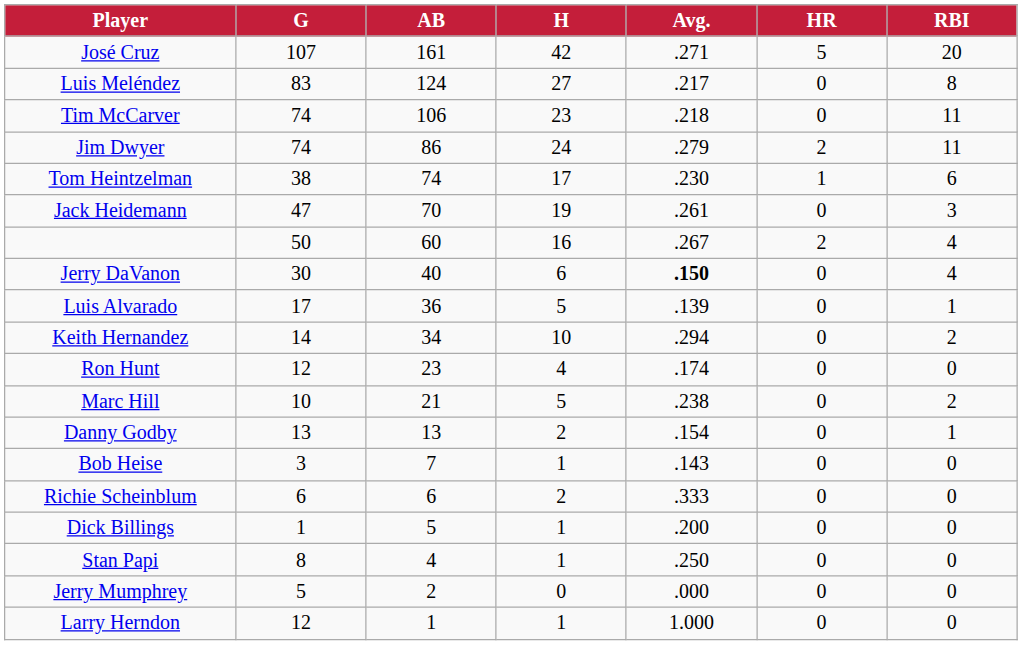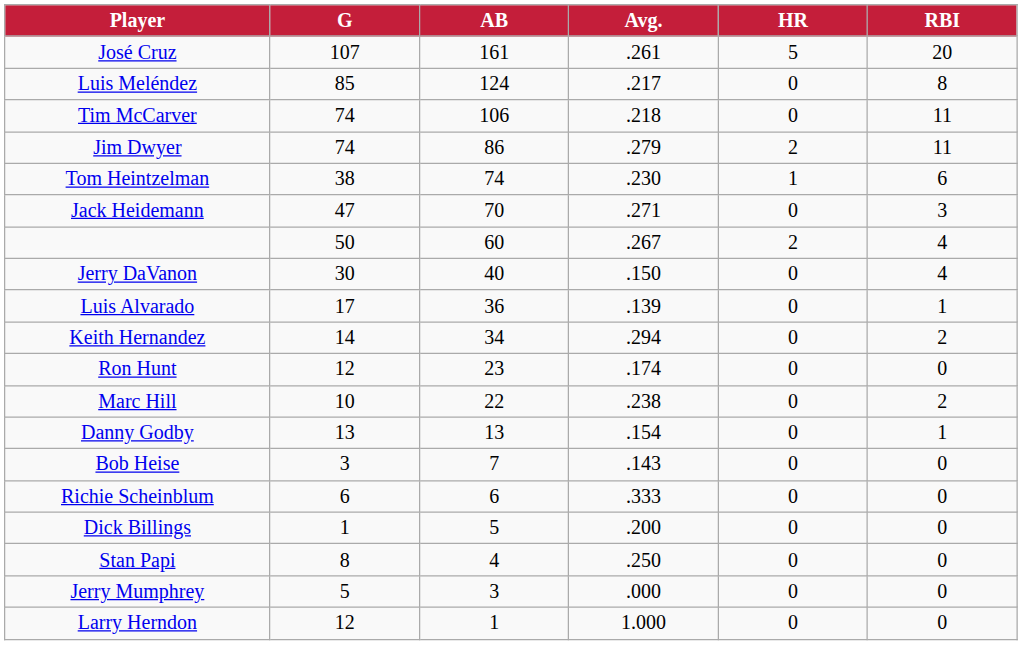- column: (561, 20)
(691, 52) .271 -> (644, 52) .261
(301, 83) 83 -> (345, 83) 85
(691, 210) .261 -> (644, 210) .271
(691, 274) bold -> (644, 274) normal
(431, 400) 21 -> (494, 400) 22
(431, 591) 2 -> (494, 591) 3
